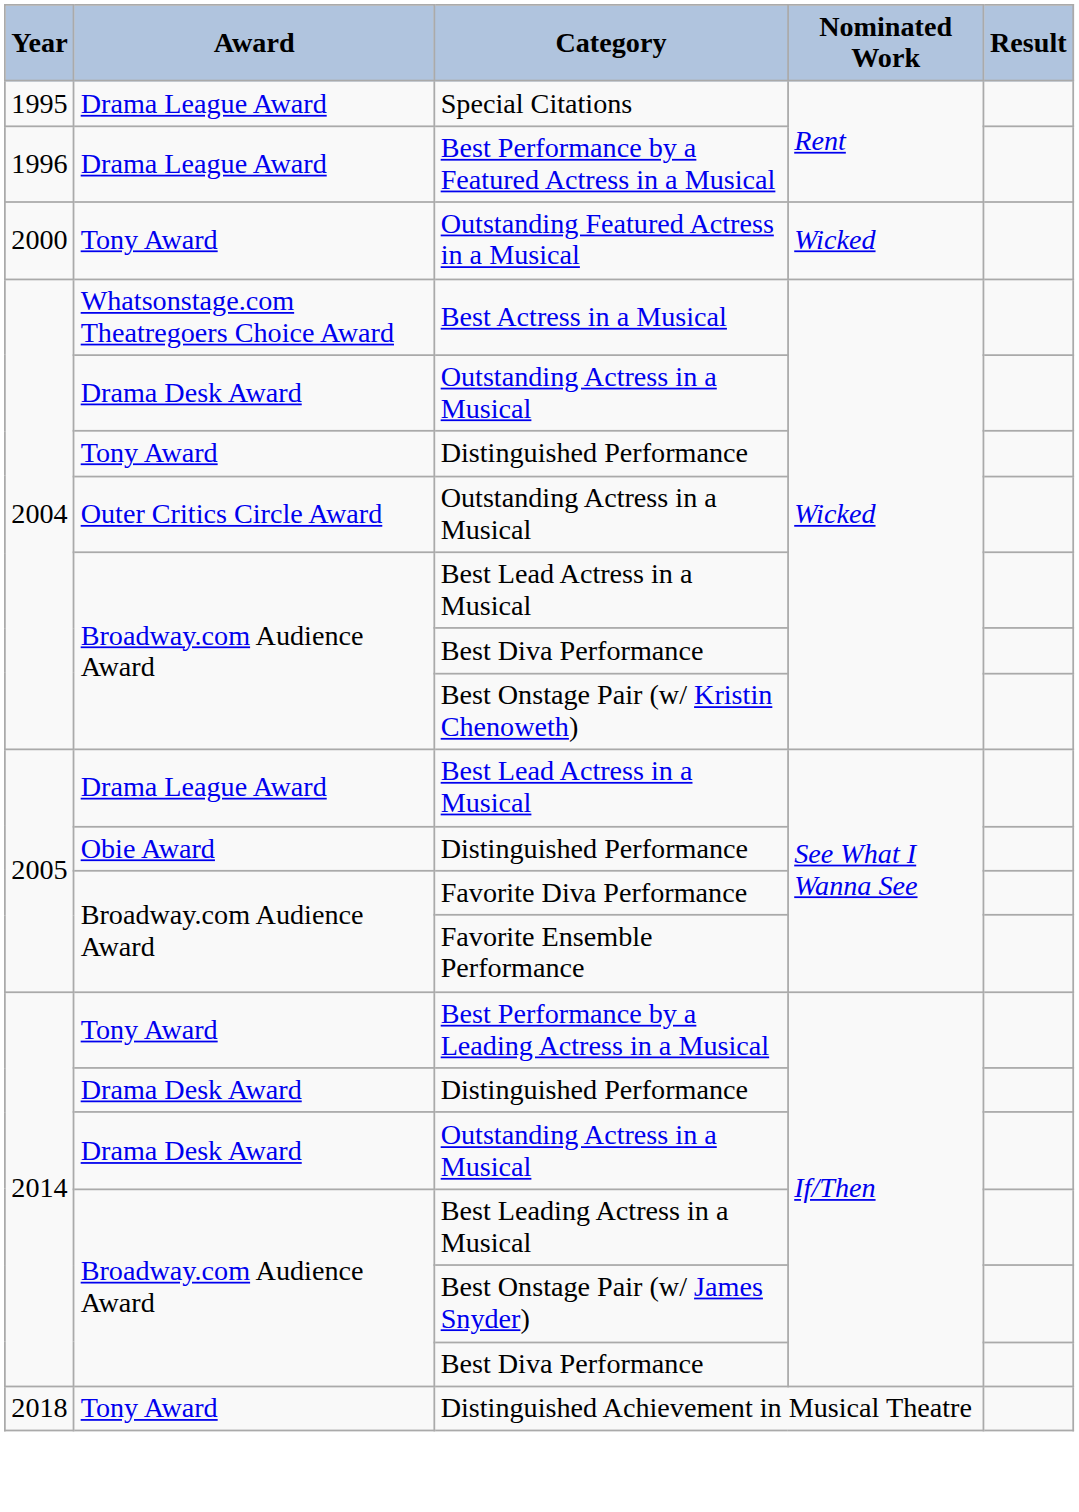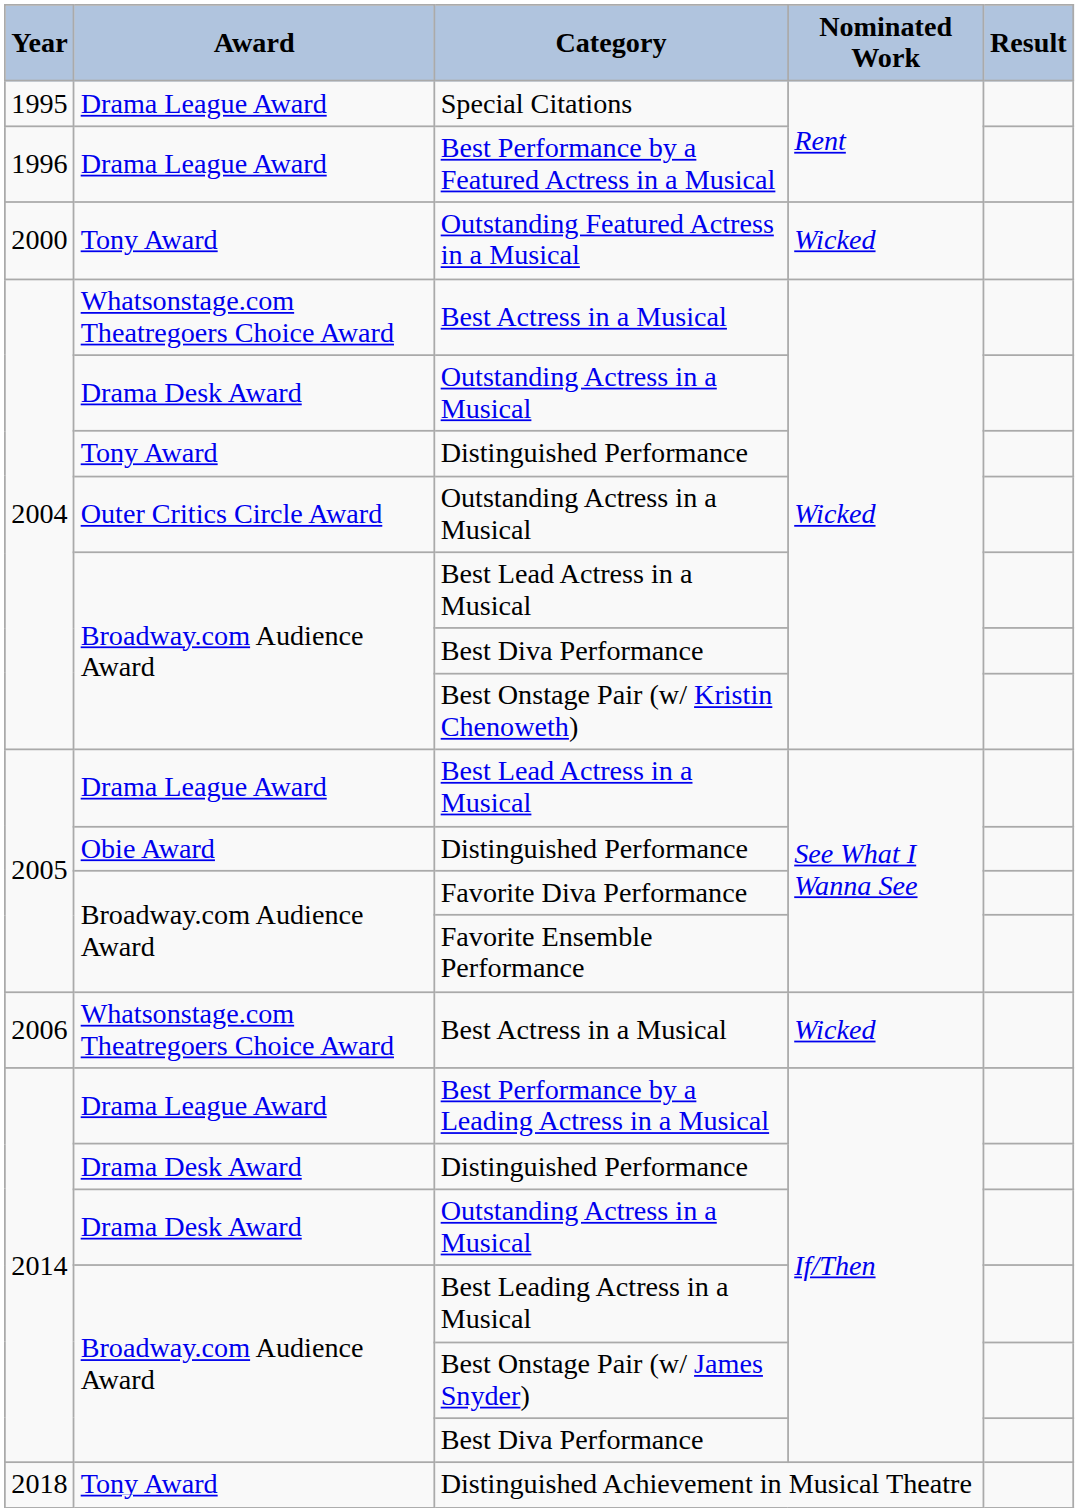+ row: (40, 1029)
(149, 1029) Tony Award -> (204, 1105) Drama League Award
